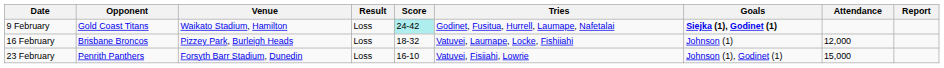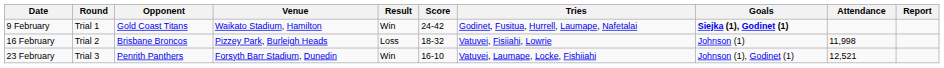+ column: (94, 12)
(363, 26) Loss -> (388, 26) Win
(408, 26) paleturquoise background -> (433, 26) no background
(505, 41) Vatuvei, Laumape, Locke, Fishiiahi -> (505, 41) Vatuvei, Fisiiahi, Lowrie
(837, 41) 12,000 -> (842, 41) 11,998
(363, 56) Loss -> (388, 56) Win
(482, 56) Vatuvei, Fisiiahi, Lowrie -> (528, 56) Vatuvei, Laumape, Locke, Fishiiahi
(837, 56) 15,000 -> (843, 56) 12,521
